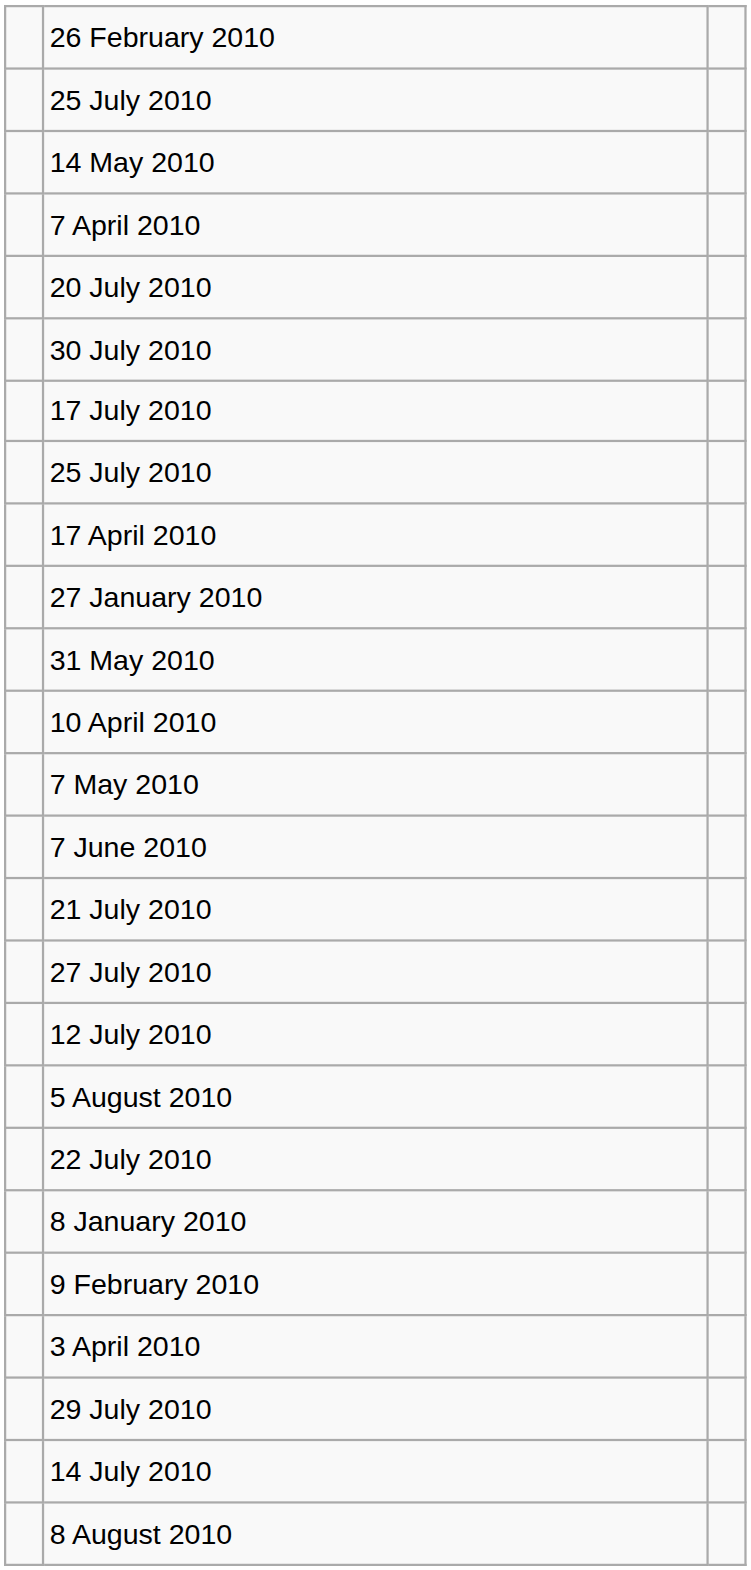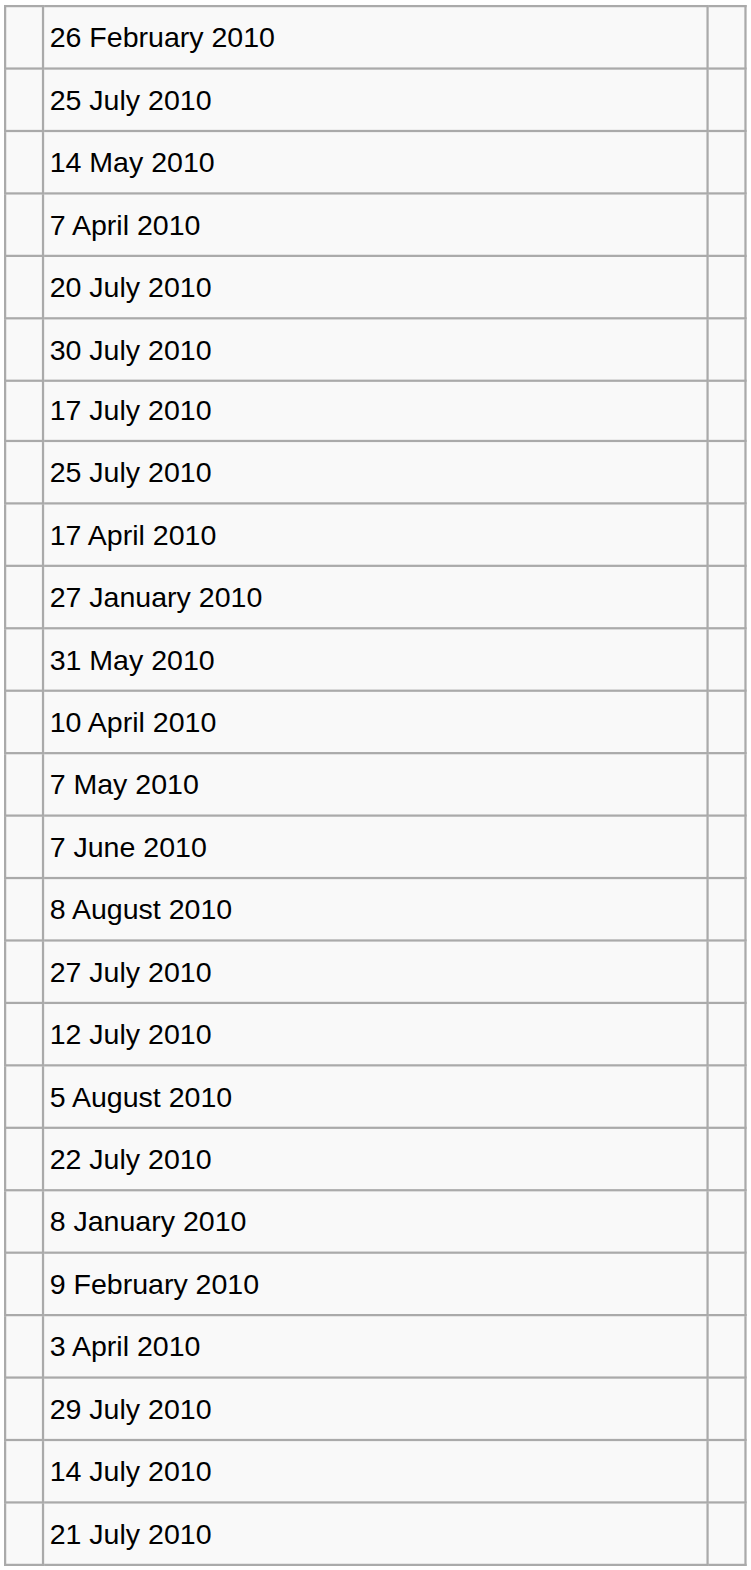rows swapped: (24, 1533) <-> (24, 910)
